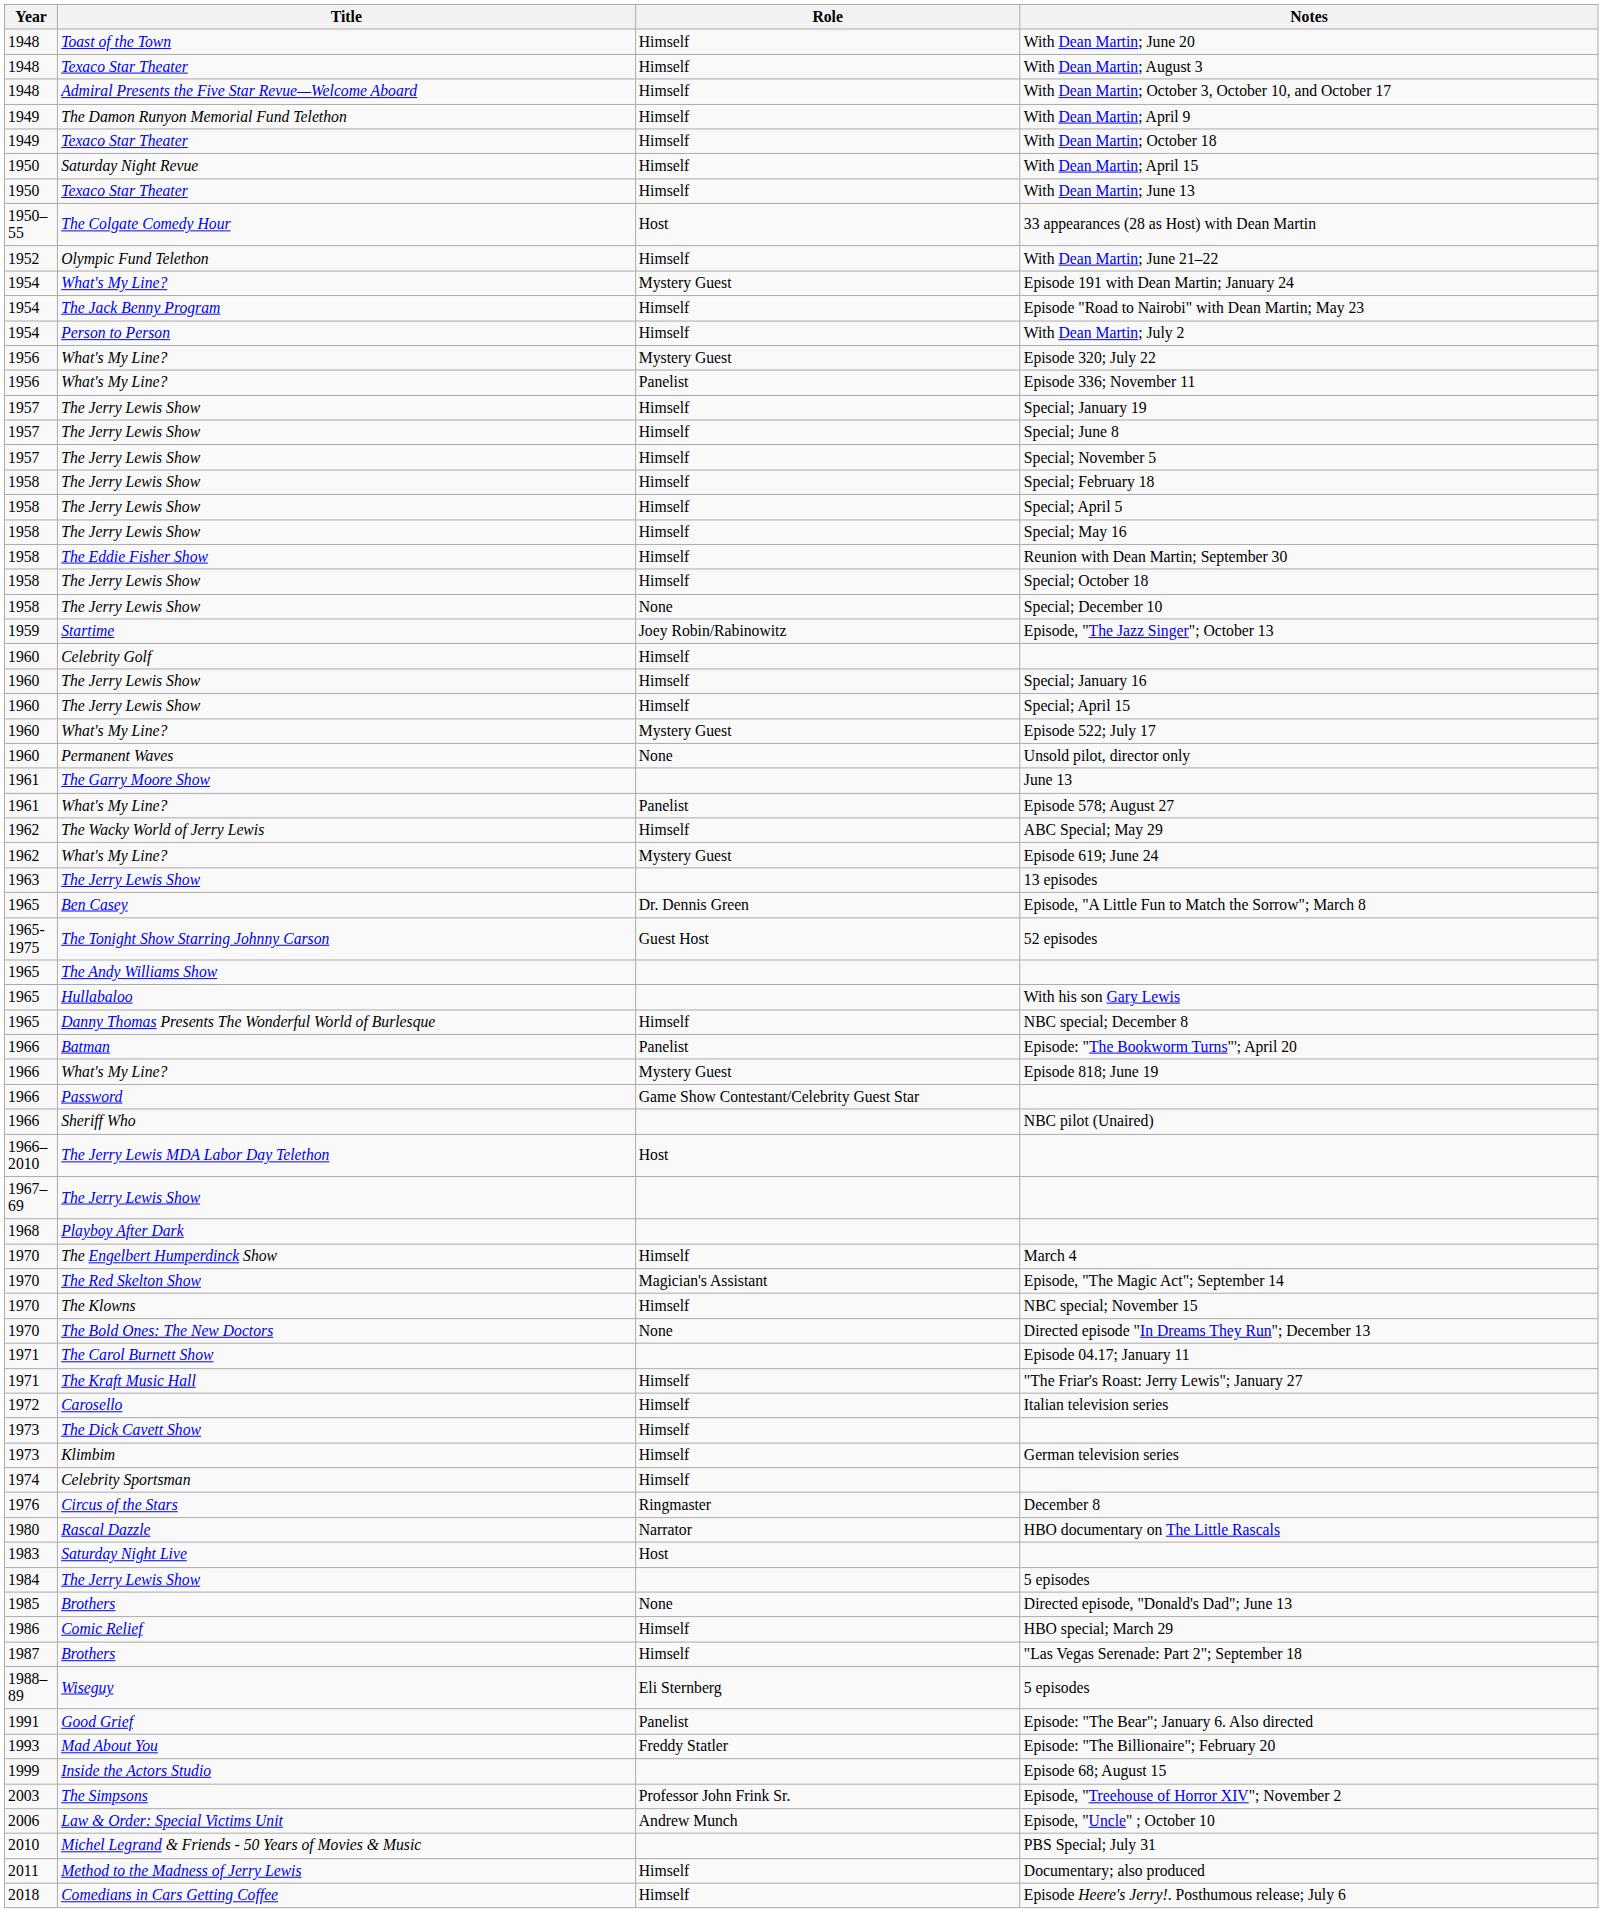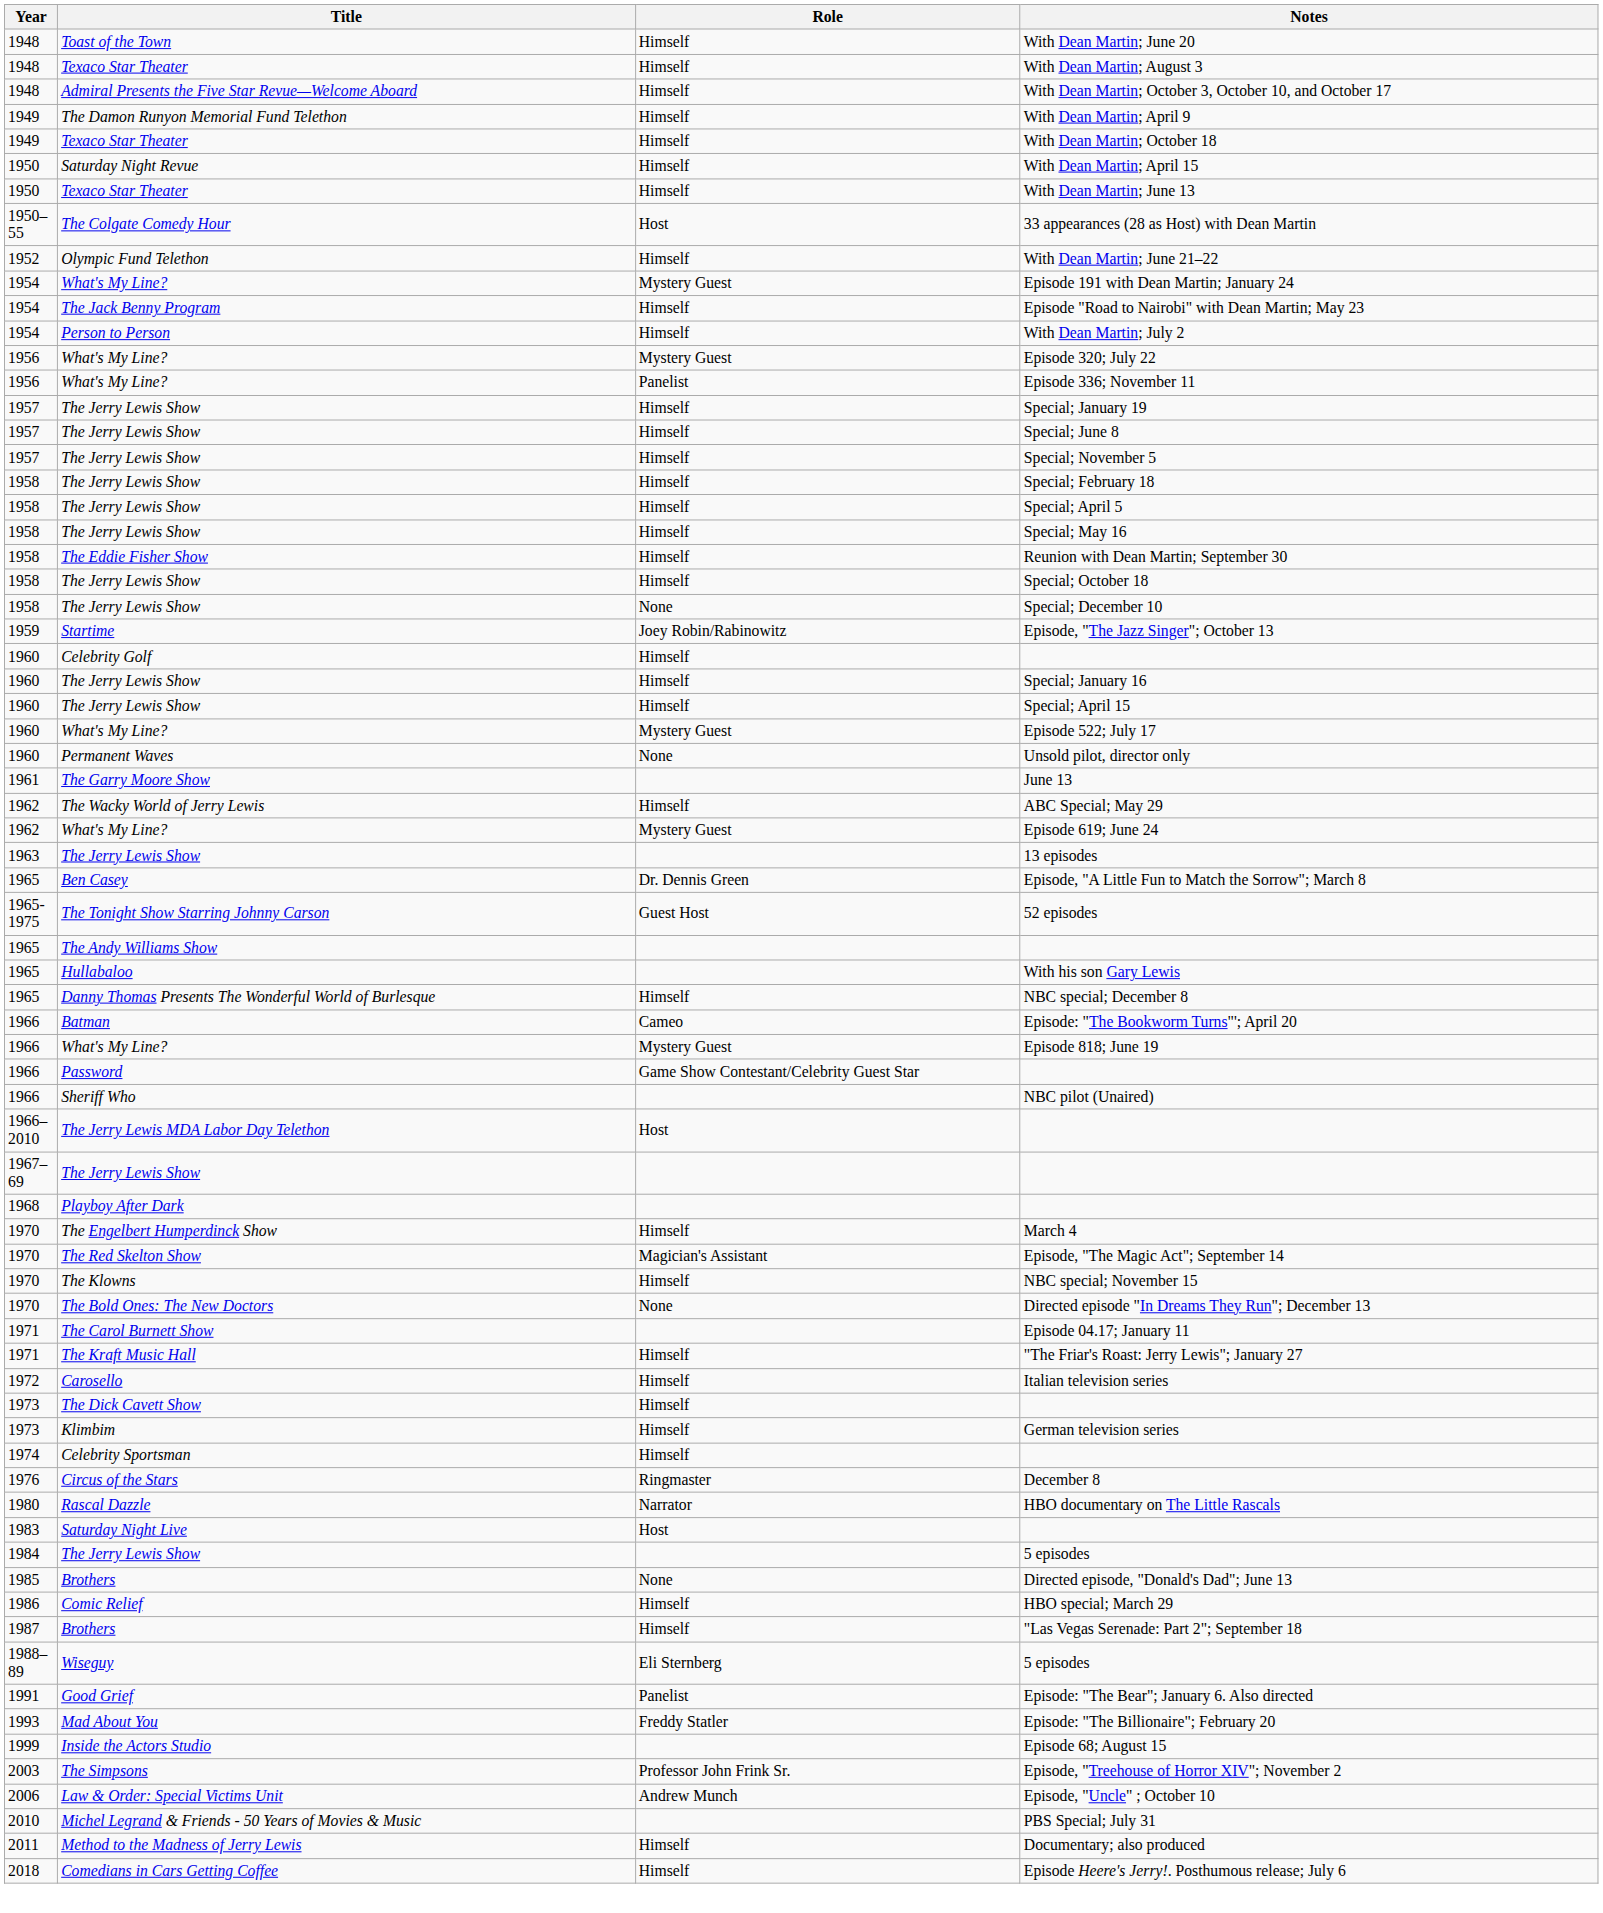- row: (114, 805)
(664, 1046) Panelist -> (661, 1022) Cameo
